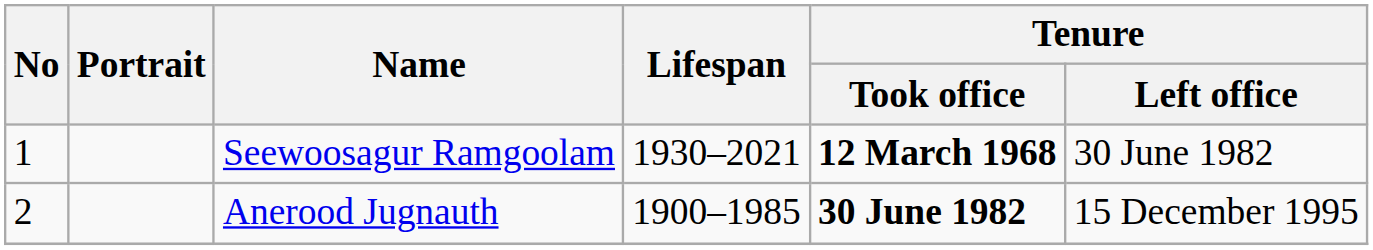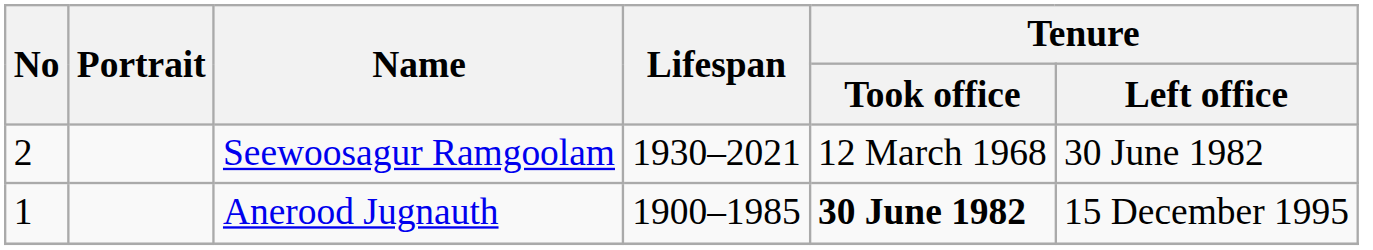(23, 152) 1 -> (23, 152) 2
(937, 152) bold -> (932, 152) normal
(23, 212) 2 -> (23, 212) 1
